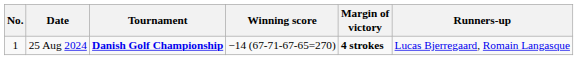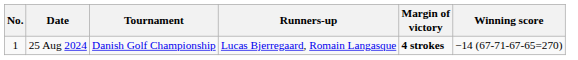columns swapped: (282, 20) <-> (482, 20)
(158, 45) bold -> (154, 45) normal
